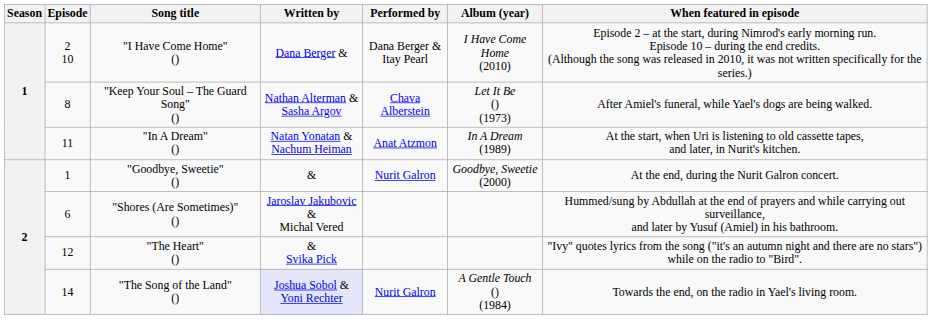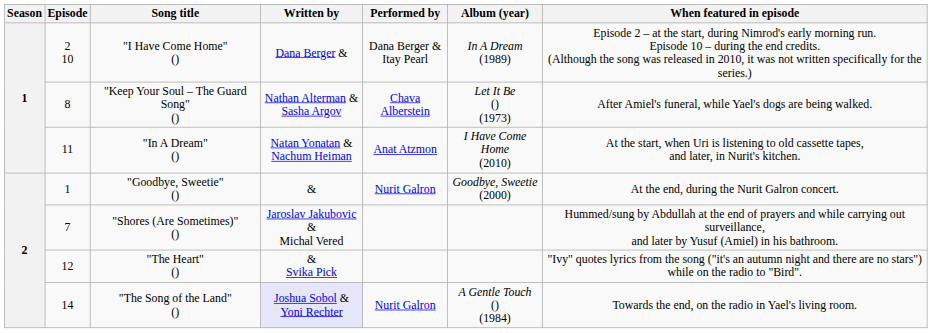(495, 52) I Have Come Home (2010) -> (495, 52) In A Dream (1989)
(495, 143) In A Dream (1989) -> (495, 150) I Have Come Home (2010)
(68, 214) 6 -> (68, 227) 7
